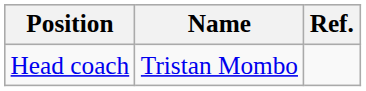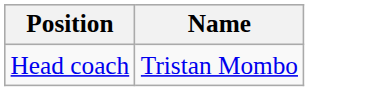- column: (332, 24)
